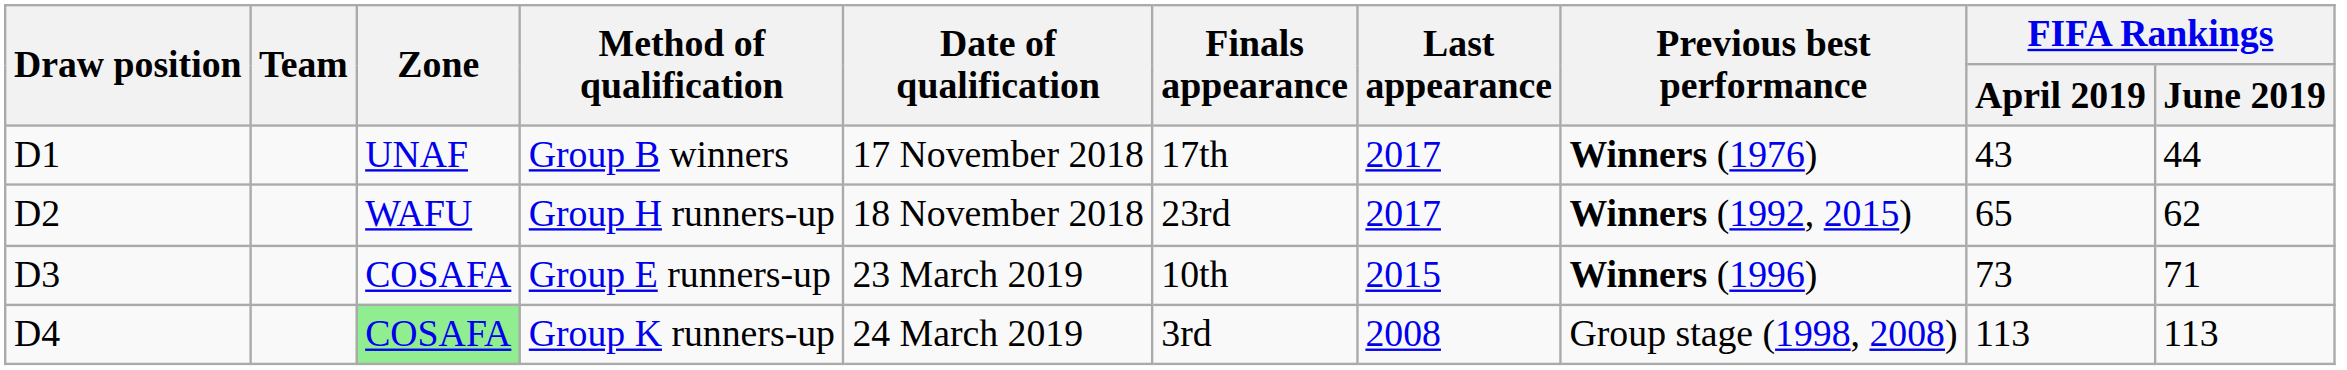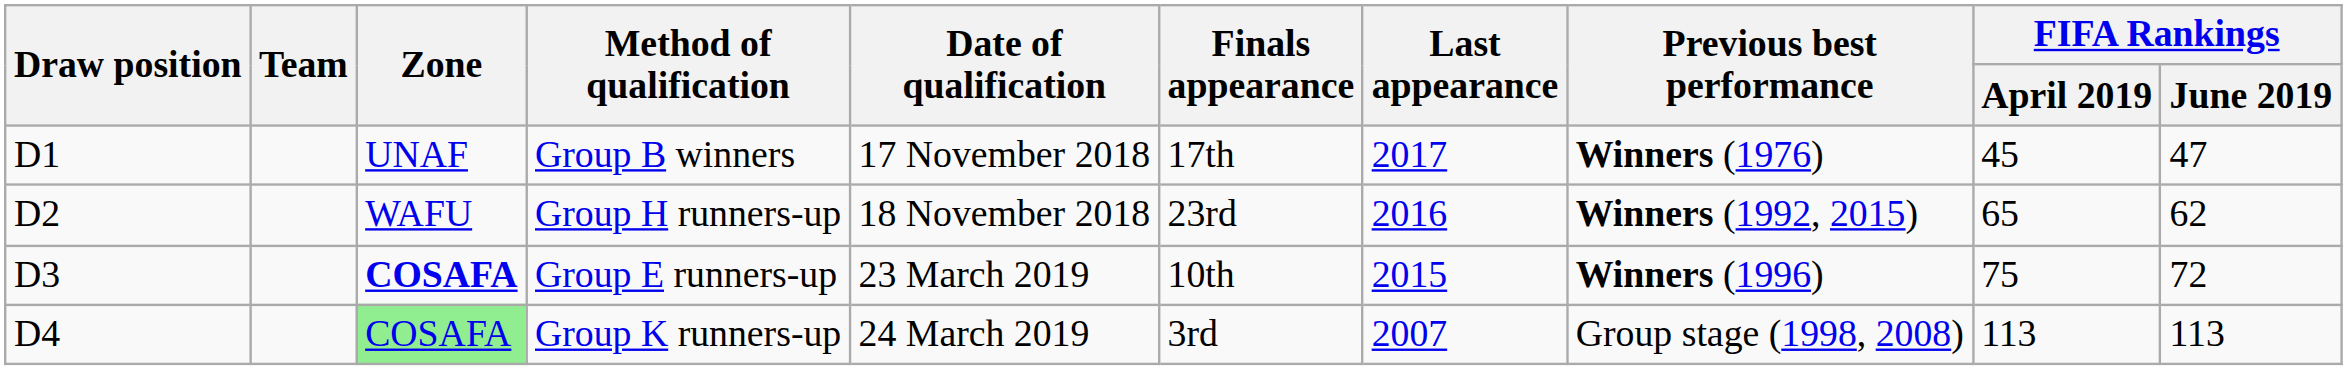(1994, 154) 43 -> (2000, 154) 45
(2182, 154) 44 -> (2188, 154) 47
(1403, 214) 2017 -> (1409, 214) 2016
(438, 273) normal -> (441, 273) bold
(1994, 273) 73 -> (2000, 273) 75
(2182, 273) 71 -> (2188, 273) 72
(1403, 333) 2008 -> (1409, 333) 2007
